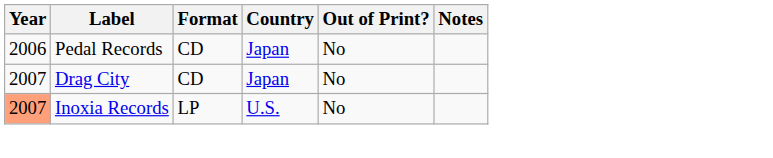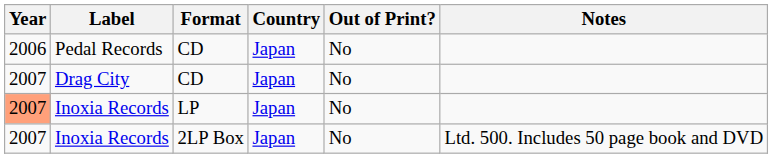(263, 108) U.S. -> (274, 108) Japan
+ row: (112, 138)
